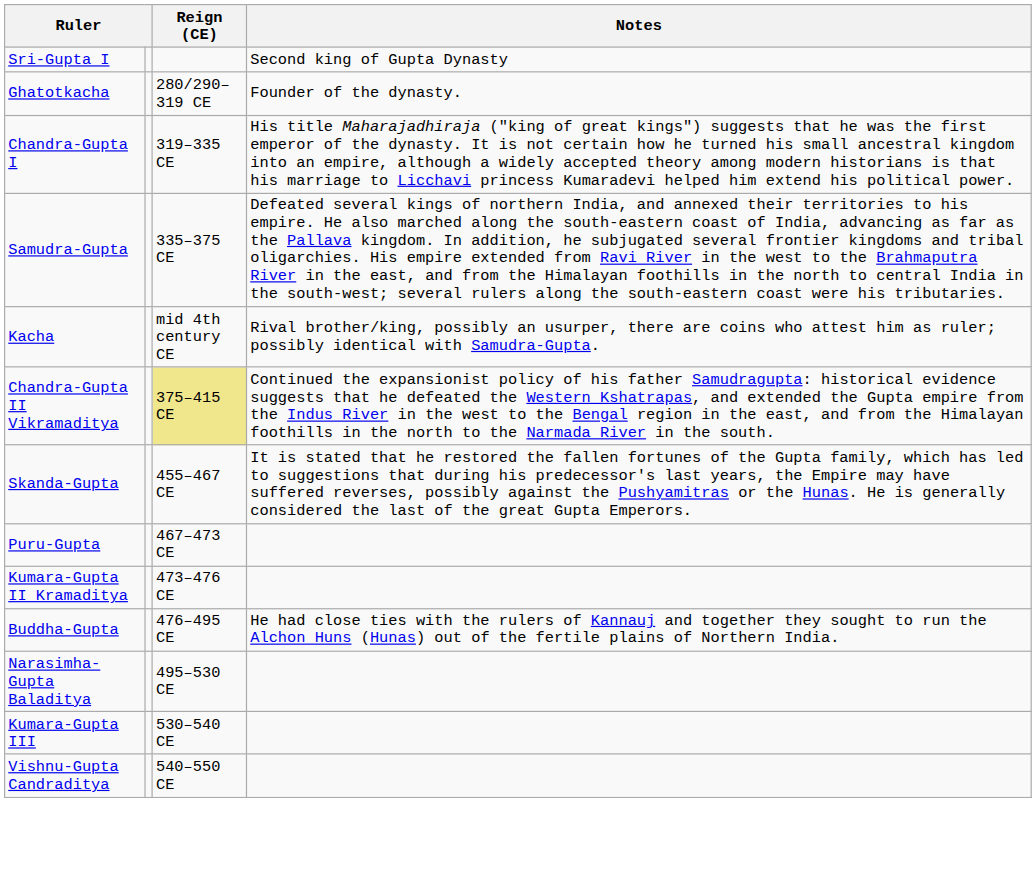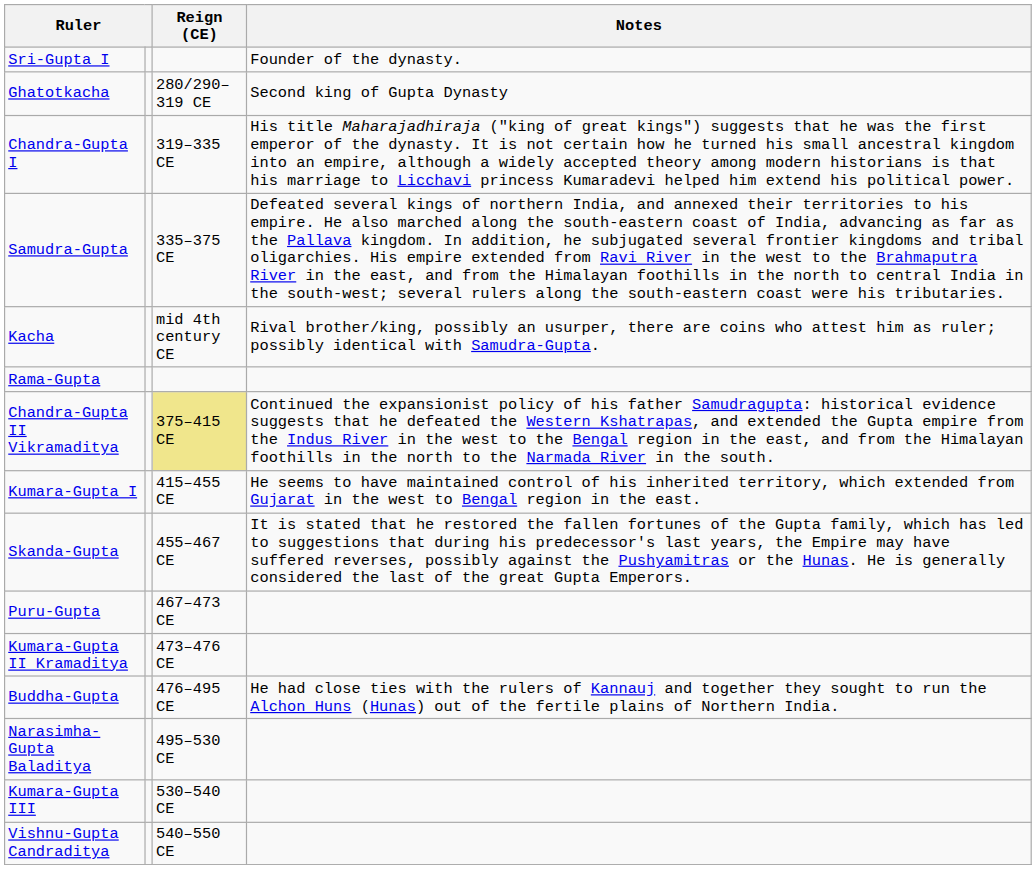(379, 60) Second king of Gupta Dynasty -> (356, 60) Founder of the dynasty.
(356, 94) Founder of the dynasty. -> (379, 94) Second king of Gupta Dynasty
+ row: (54, 379)
+ row: (73, 491)
